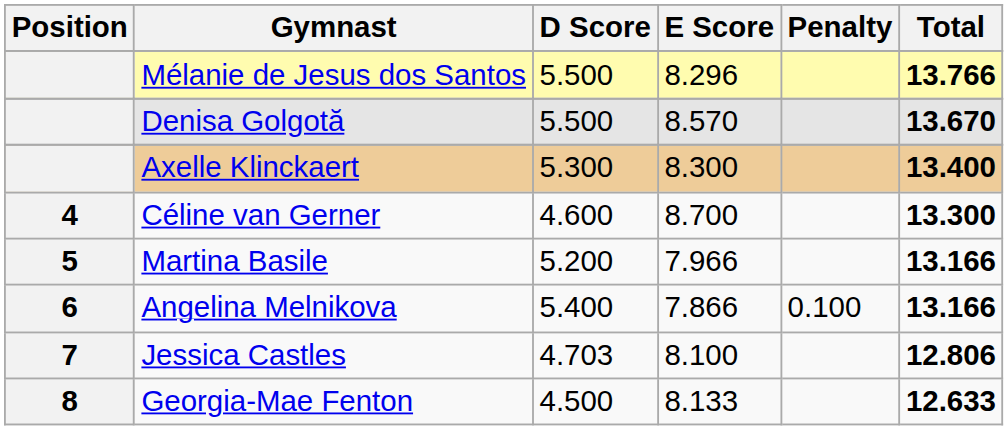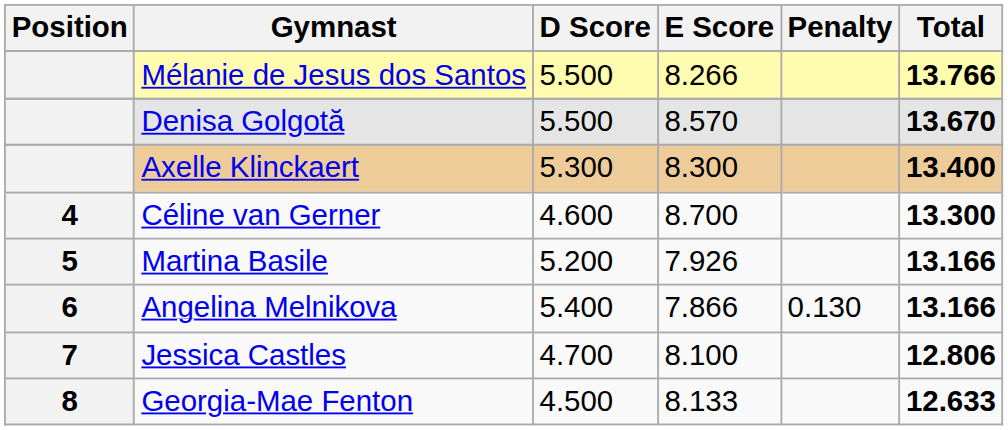(701, 74) 8.296 -> (701, 74) 8.266
(701, 261) 7.966 -> (701, 261) 7.926
(824, 307) 0.100 -> (824, 307) 0.130
(576, 354) 4.703 -> (576, 354) 4.700
